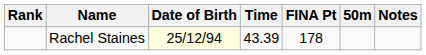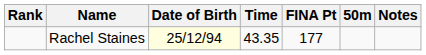(261, 38) 43.39 -> (261, 38) 43.35
(311, 38) 178 -> (311, 38) 177
